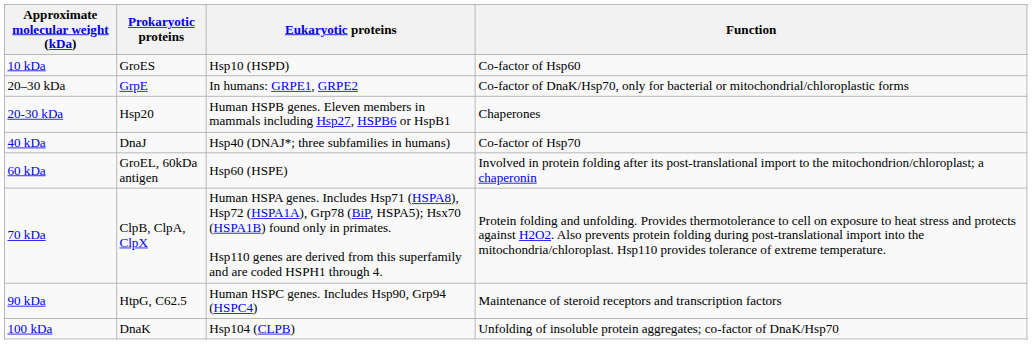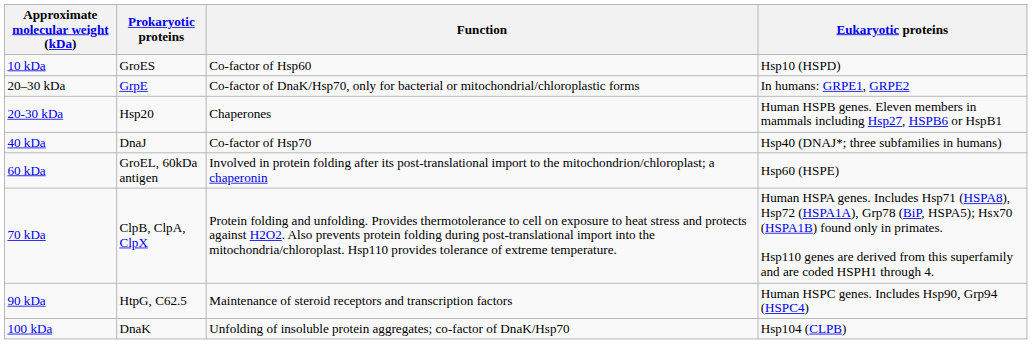columns swapped: (341, 29) <-> (751, 29)
